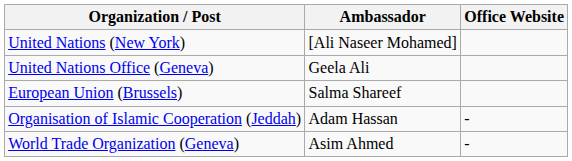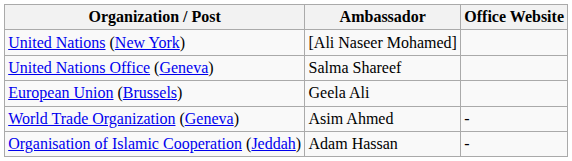(339, 67) Geela Ali -> (355, 67) Salma Shareef
(355, 93) Salma Shareef -> (339, 93) Geela Ali
rows swapped: (155, 118) <-> (124, 144)
